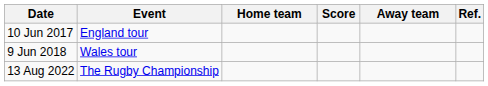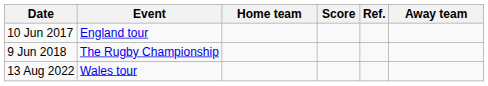columns swapped: (408, 14) <-> (470, 14)
(109, 52) Wales tour -> (149, 52) The Rugby Championship
(149, 71) The Rugby Championship -> (109, 71) Wales tour
